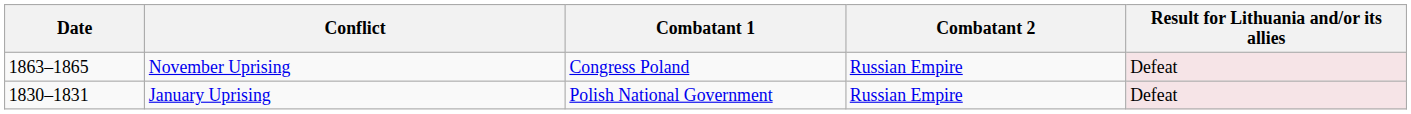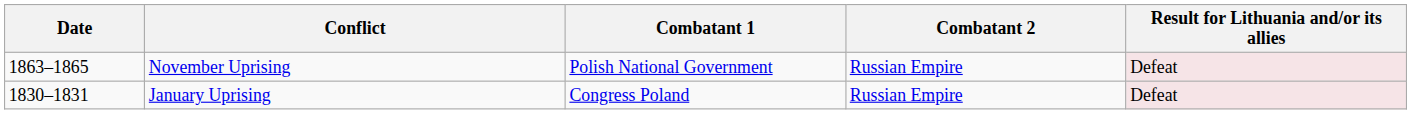(629, 66) Congress Poland -> (671, 66) Polish National Government
(671, 94) Polish National Government -> (629, 94) Congress Poland
